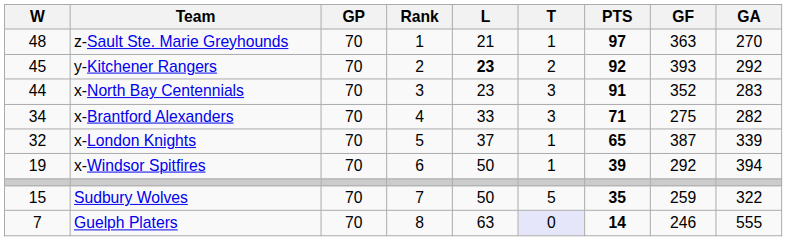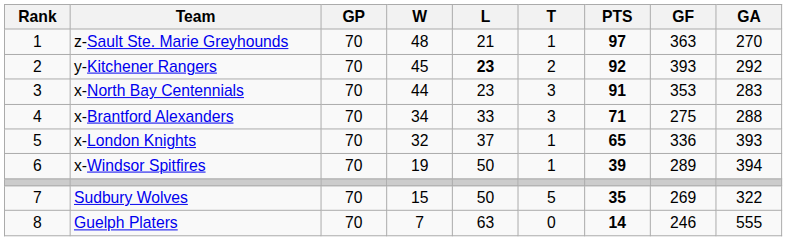columns swapped: (420, 16) <-> (37, 16)
(683, 91) 352 -> (683, 91) 353
(749, 116) 282 -> (749, 116) 288
(683, 141) 387 -> (683, 141) 336
(749, 141) 339 -> (749, 141) 393
(683, 166) 292 -> (683, 166) 289
(683, 198) 259 -> (683, 198) 269
(551, 223) lavender background -> (551, 223) no background
